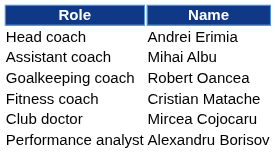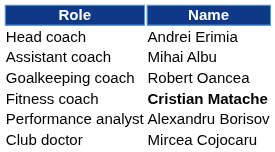(204, 98) normal -> (208, 98) bold
rows swapped: (75, 140) <-> (44, 119)
